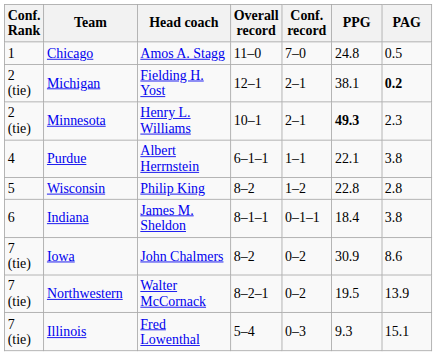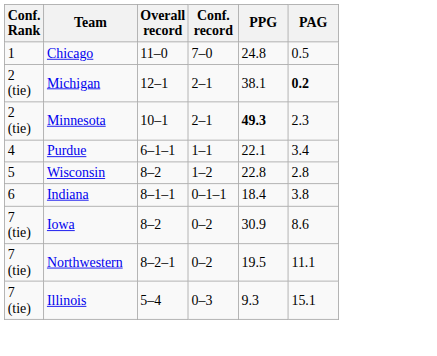- column: (184, 23)
(394, 158) 3.8 -> (300, 150) 3.4
(397, 293) 13.9 -> (303, 262) 11.1
